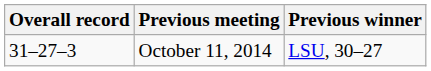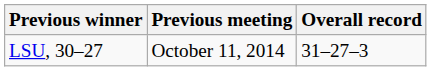columns swapped: (69, 19) <-> (355, 19)
